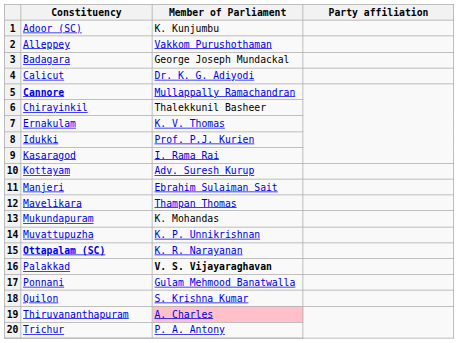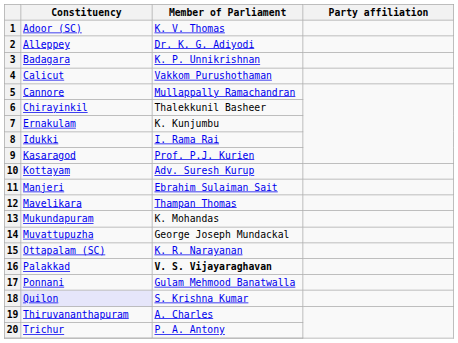(187, 28) K. Kunjumbu -> (190, 28) K. V. Thomas
(213, 44) Vakkom Purushothaman -> (204, 44) Dr. K. G. Adiyodi
(222, 60) George Joseph Mundackal -> (207, 60) K. P. Unnikrishnan
(204, 76) Dr. K. G. Adiyodi -> (213, 76) Vakkom Purushothaman
(44, 92) bold -> (44, 92) normal
(190, 124) K. V. Thomas -> (187, 124) K. Kunjumbu
(204, 139) Prof. P.J. Kurien -> (187, 139) I. Rama Rai
(187, 155) I. Rama Rai -> (204, 155) Prof. P.J. Kurien
(207, 235) K. P. Unnikrishnan -> (222, 235) George Joseph Mundackal
(64, 251) bold -> (64, 251) normal
(41, 298) no background -> (41, 298) lavender background
(184, 314) pink background -> (184, 314) no background
